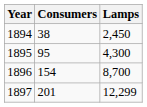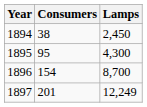(120, 92) 12,299 -> (120, 92) 12,249
